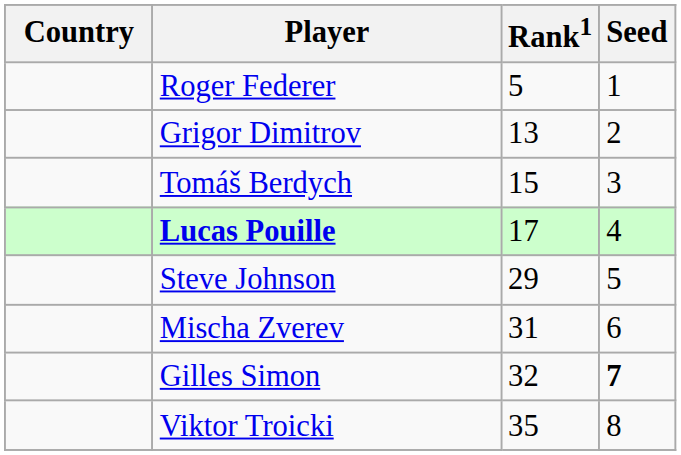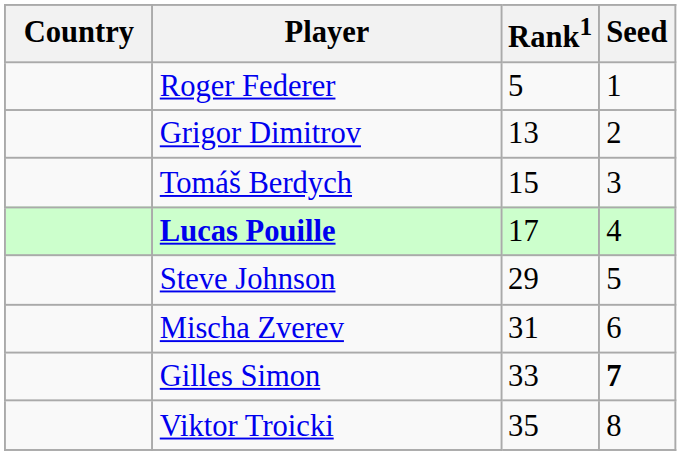(523, 376) 32 -> (523, 376) 33
